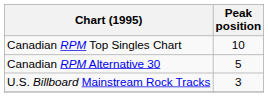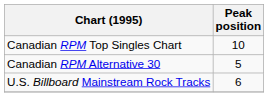(238, 82) 3 -> (238, 82) 6
